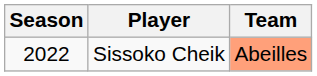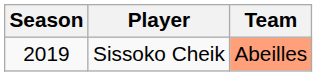(46, 53) 2022 -> (46, 53) 2019
